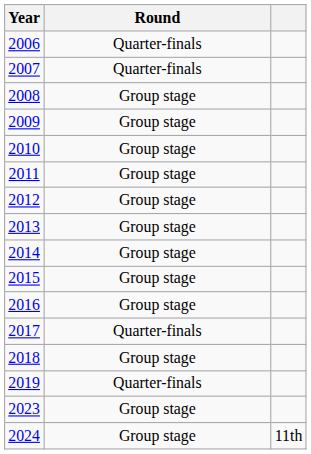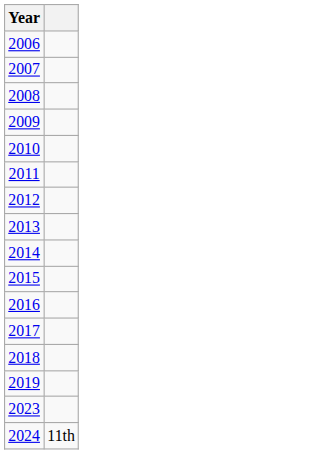- column: (157, 17)
